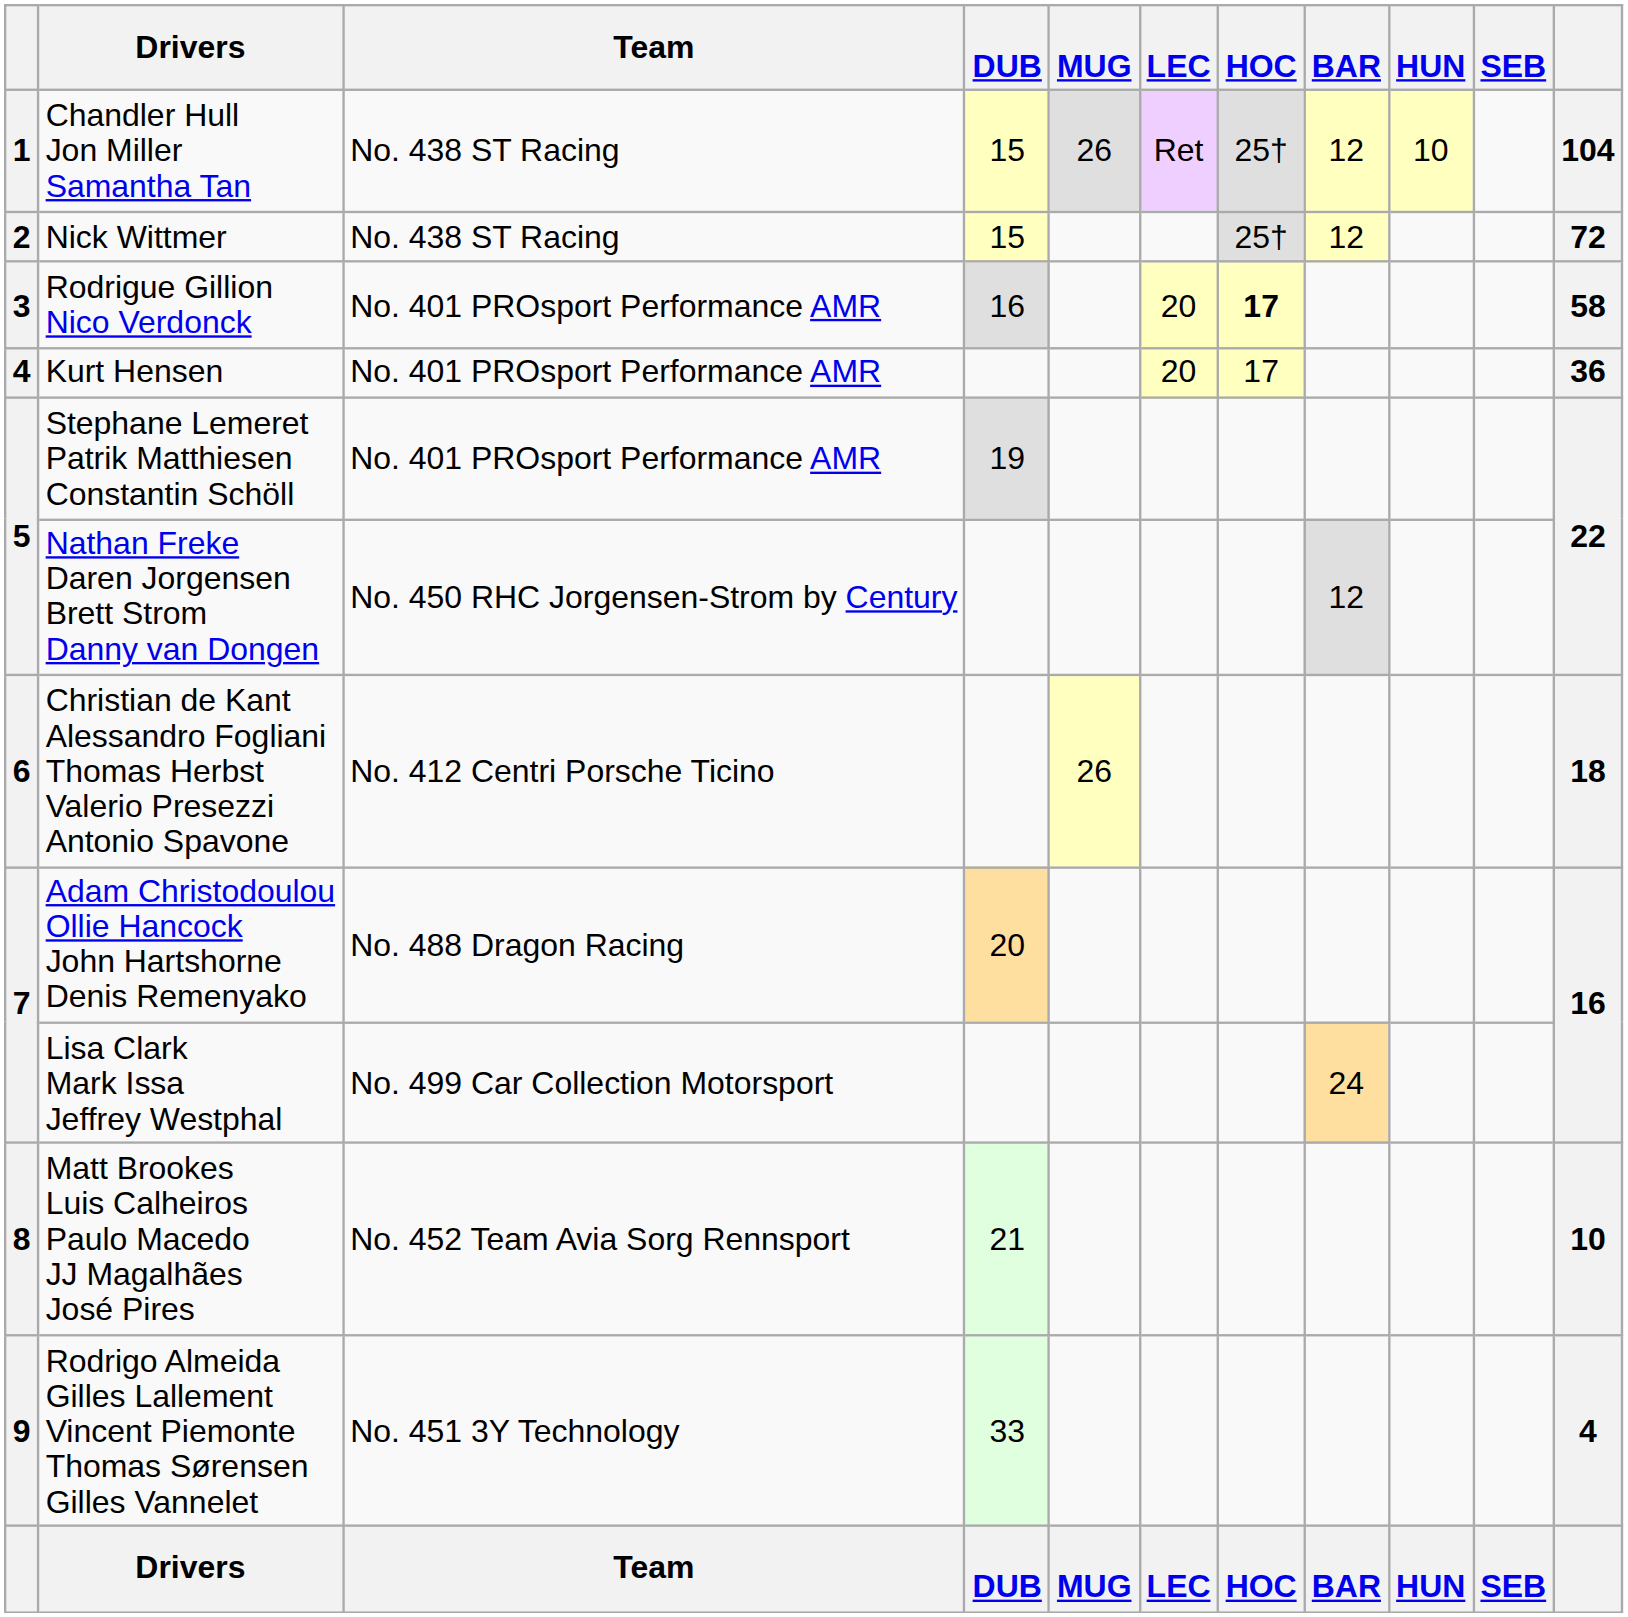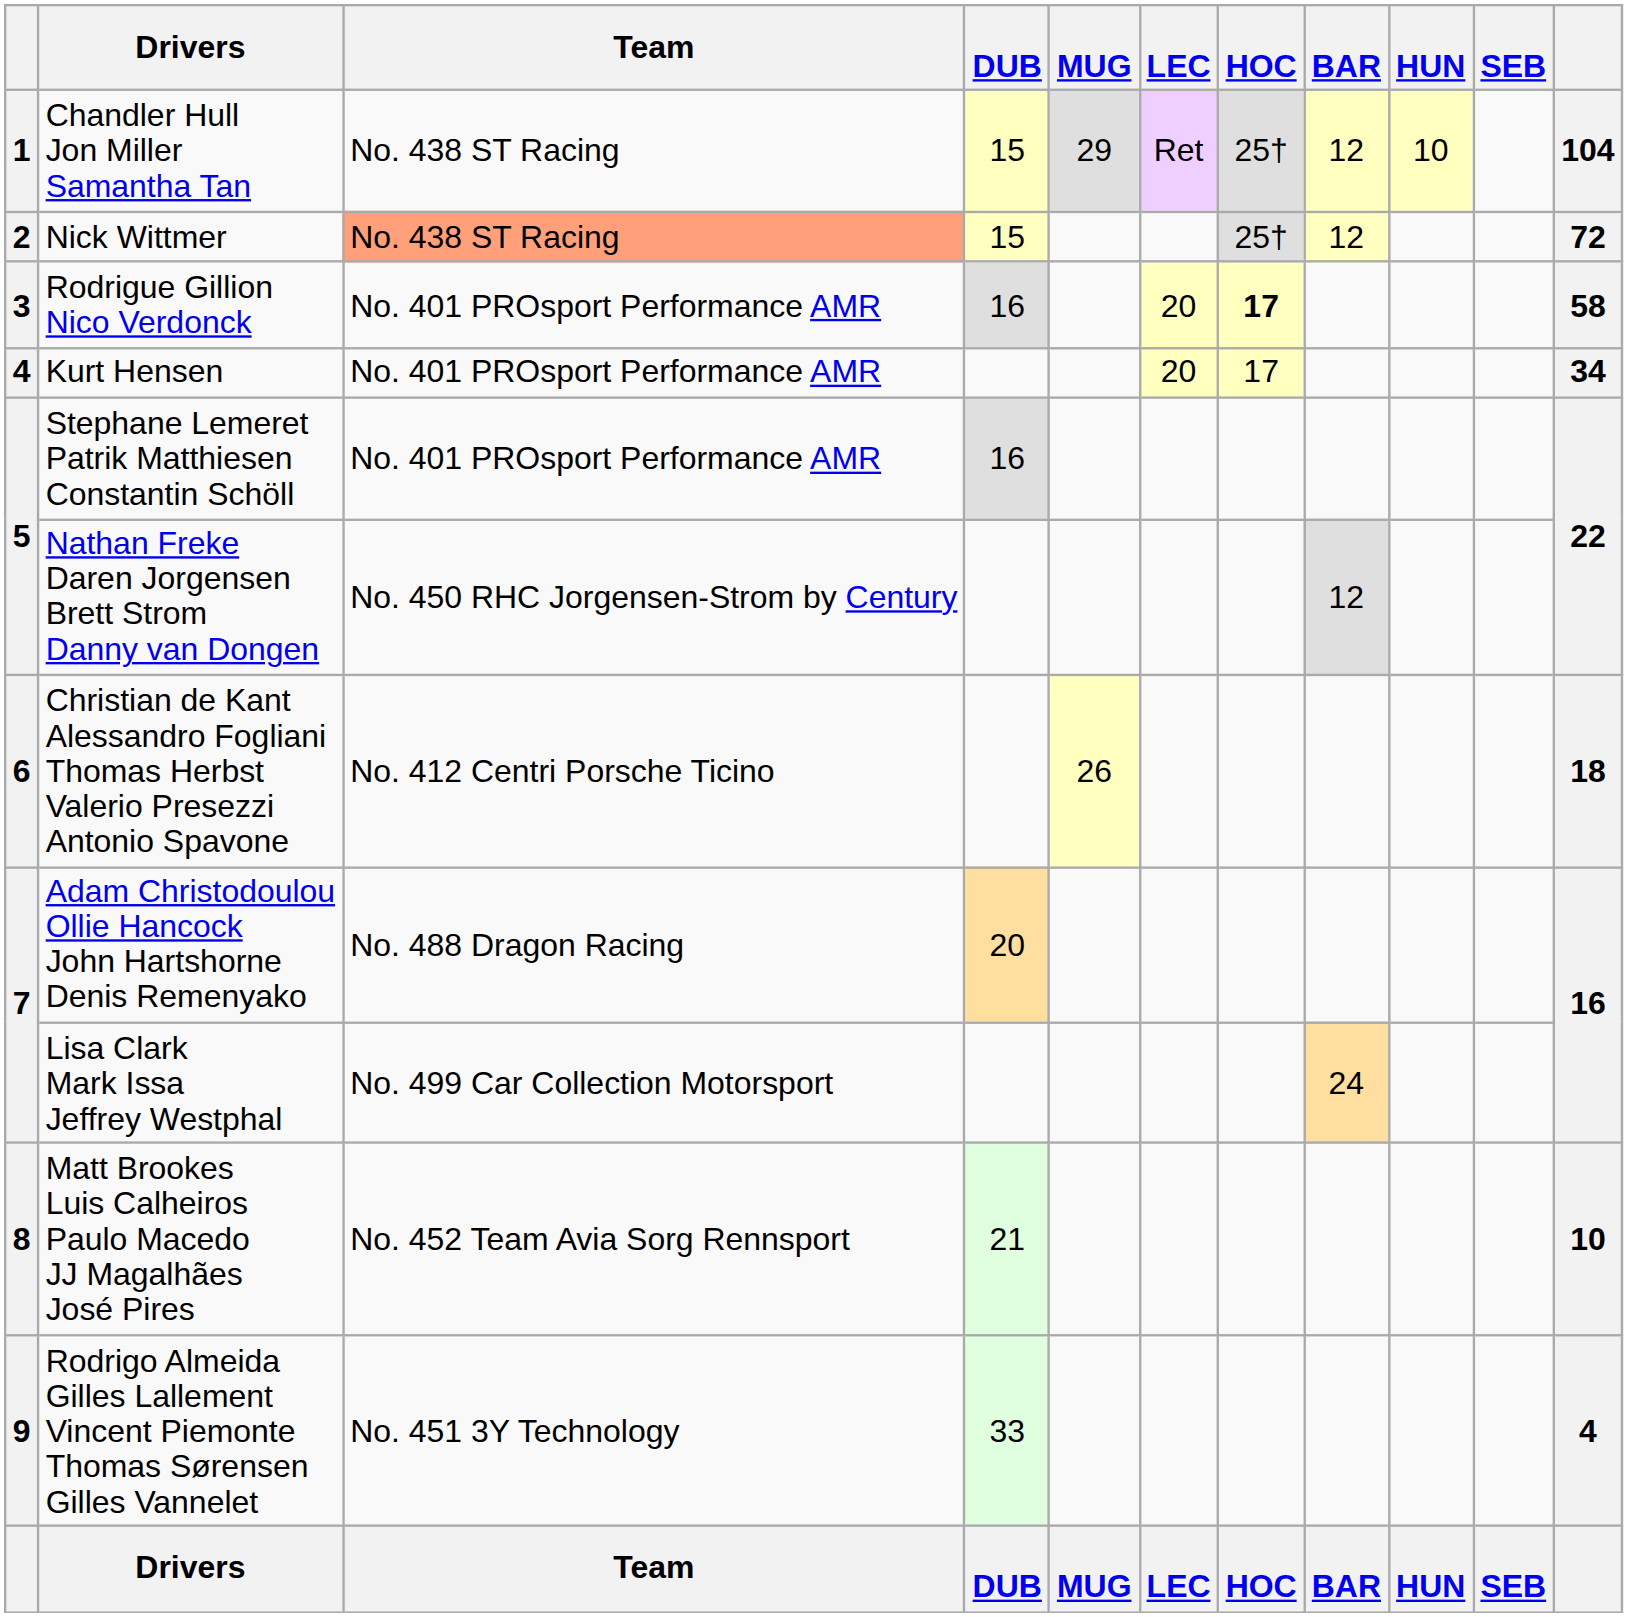(1094, 151) 26 -> (1094, 151) 29
(485, 236) no background -> (485, 236) lightsalmon background
(1588, 372) 36 -> (1588, 372) 34
(1007, 458) 19 -> (1007, 458) 16
